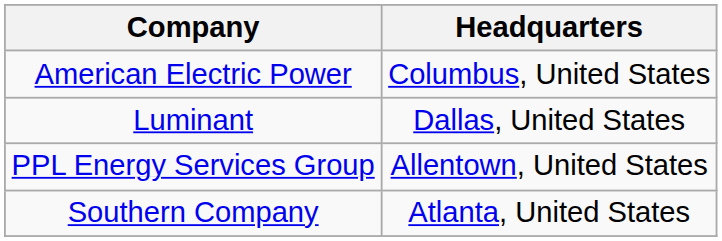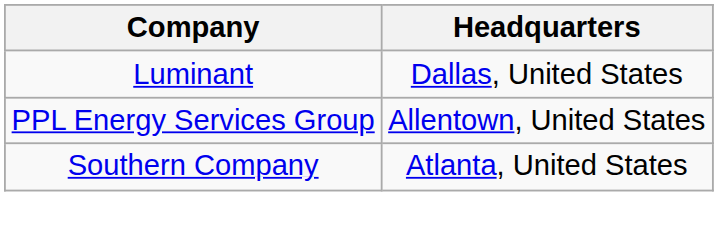- row: (193, 73)
